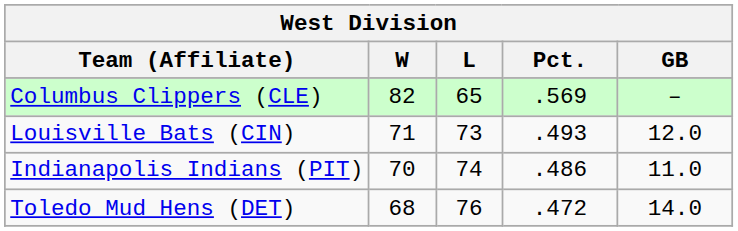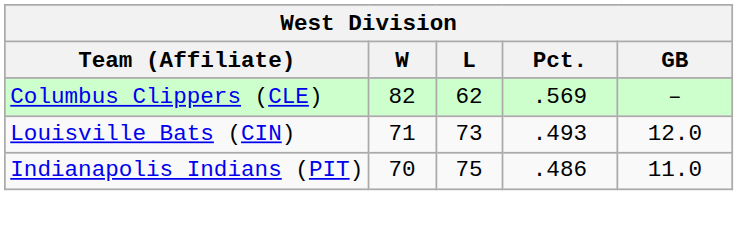(469, 97) 65 -> (469, 97) 62
(469, 171) 74 -> (469, 171) 75
- row: (153, 208)
